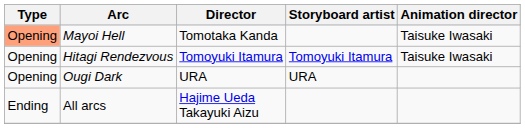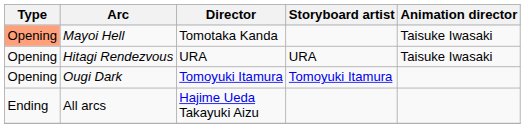(231, 56) Tomoyuki Itamura -> (193, 56) URA
(341, 56) Tomoyuki Itamura -> (303, 56) URA
(193, 77) URA -> (231, 77) Tomoyuki Itamura
(303, 77) URA -> (341, 77) Tomoyuki Itamura
